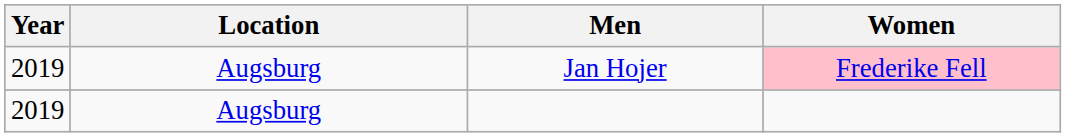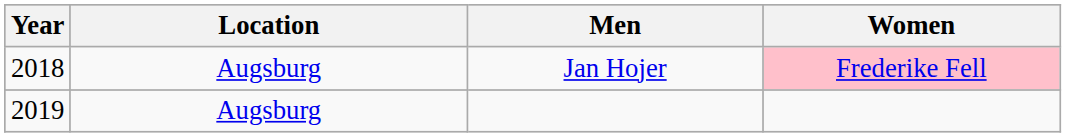(38, 68) 2019 -> (38, 68) 2018
